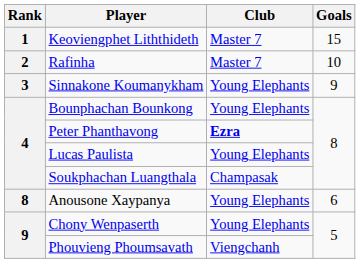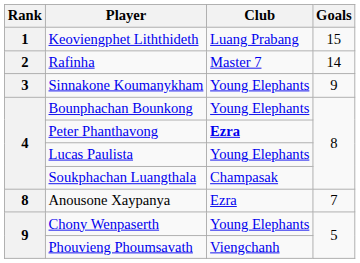(236, 39) Master 7 -> (254, 39) Luang Prabang
(334, 62) 10 -> (334, 62) 14
(260, 200) Young Elephants -> (223, 200) Ezra
(334, 200) 6 -> (334, 200) 7
